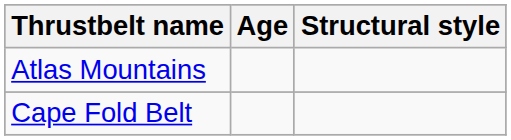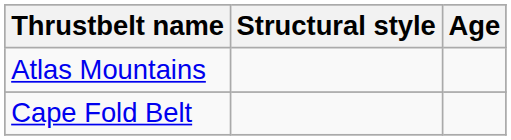columns swapped: (262, 26) <-> (401, 26)
